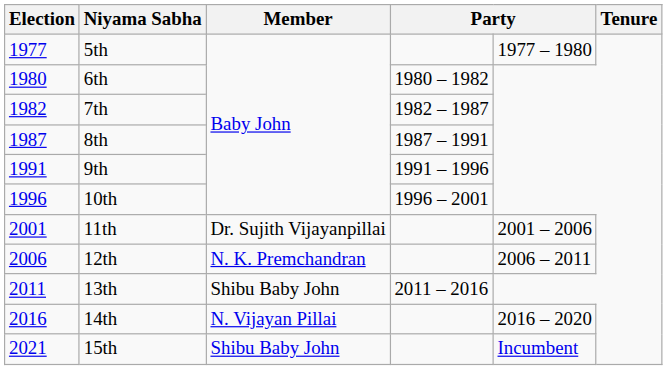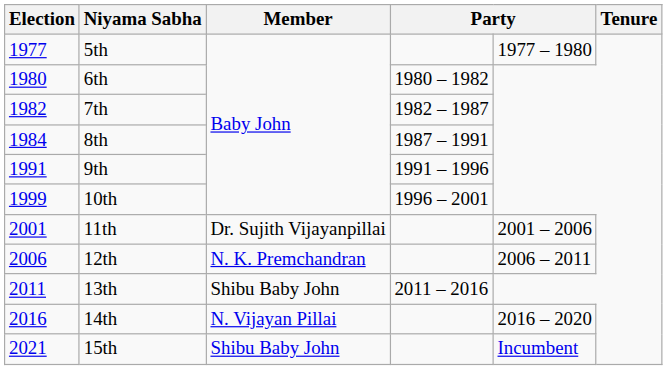(28, 139) 1987 -> (28, 139) 1984
(28, 199) 1996 -> (28, 199) 1999
